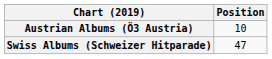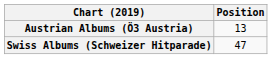(241, 29) 10 -> (241, 29) 13
